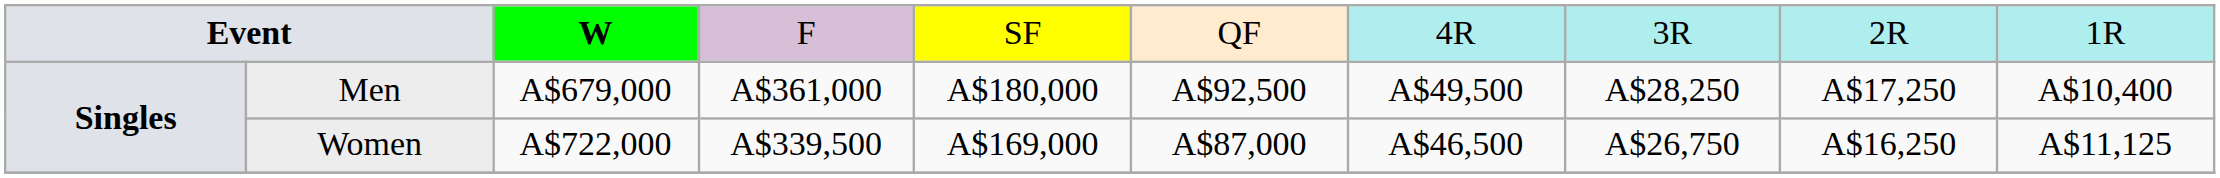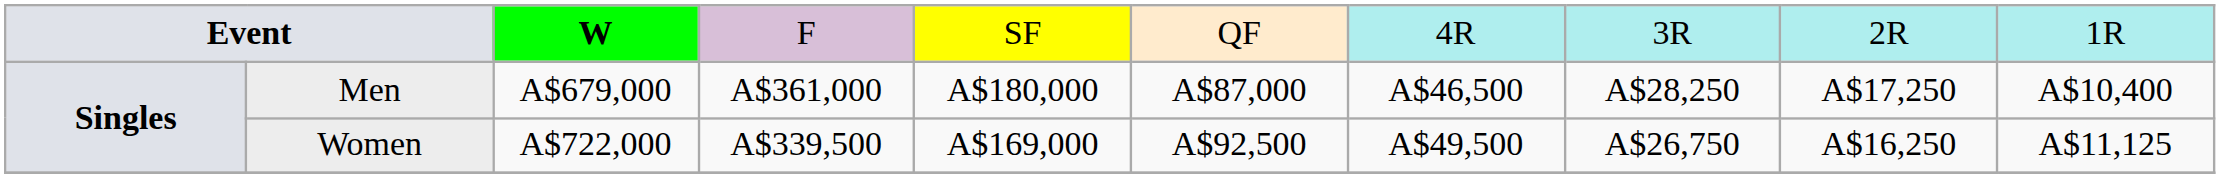(1239, 88) A$92,500 -> (1239, 88) A$87,000
(1456, 88) A$49,500 -> (1456, 88) A$46,500
(1239, 145) A$87,000 -> (1239, 145) A$92,500
(1456, 145) A$46,500 -> (1456, 145) A$49,500
